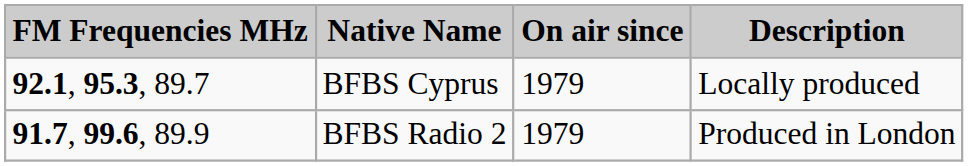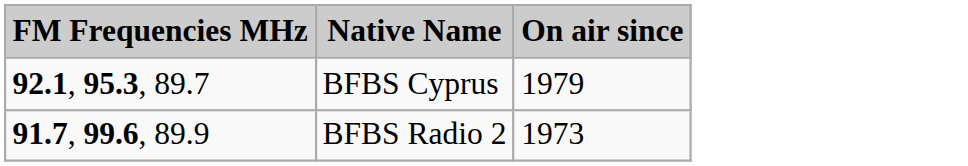- column: (827, 30)
(553, 134) 1979 -> (553, 134) 1973
